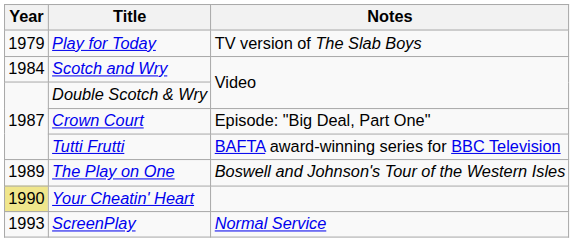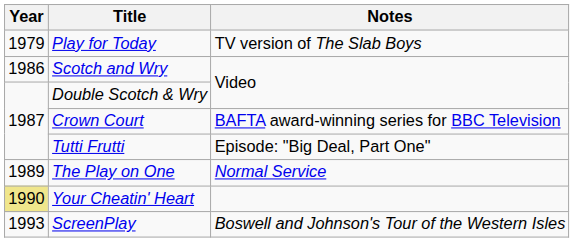(26, 69) 1984 -> (26, 69) 1986
(323, 120) Episode: "Big Deal, Part One" -> (388, 120) BAFTA award-winning series for BBC Television
(388, 146) BAFTA award-winning series for BBC Television -> (323, 146) Episode: "Big Deal, Part One"
(390, 172) Boswell and Johnson's Tour of the Western Isles -> (270, 172) Normal Service
(270, 224) Normal Service -> (390, 224) Boswell and Johnson's Tour of the Western Isles
